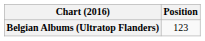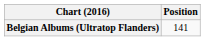(181, 28) 123 -> (181, 28) 141
